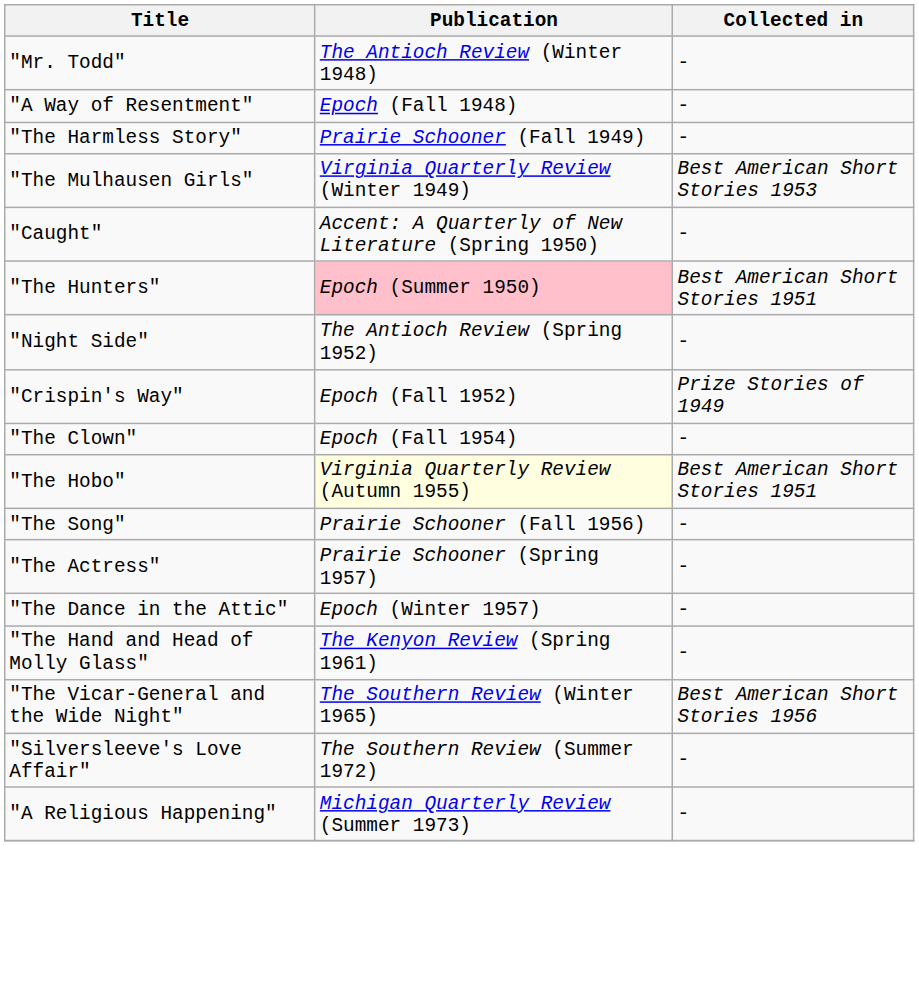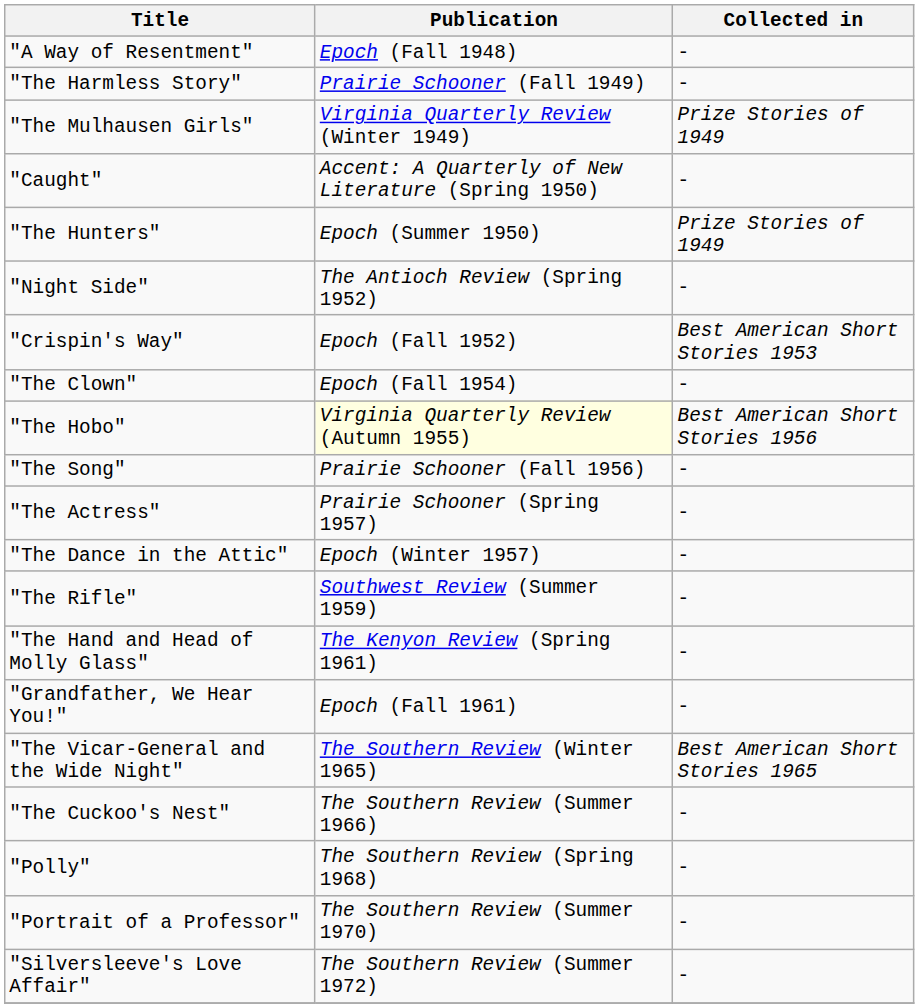- row: (67, 63)
(788, 180) Best American Short Stories 1953 -> (771, 126) Prize Stories of 1949
(430, 288) pink background -> (430, 234) no background
(788, 288) Best American Short Stories 1951 -> (771, 234) Prize Stories of 1949
(771, 396) Prize Stories of 1949 -> (788, 342) Best American Short Stories 1953
(788, 481) Best American Short Stories 1951 -> (788, 428) Best American Short Stories 1956
+ row: (73, 599)
+ row: (131, 706)
(788, 706) Best American Short Stories 1956 -> (788, 760) Best American Short Stories 1965
+ row: (120, 814)
+ row: (50, 868)
+ row: (155, 922)
- row: (143, 814)
